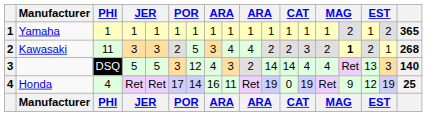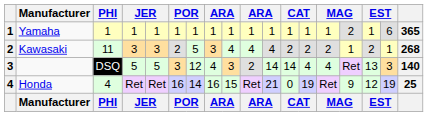(388, 31) 2 -> (389, 31) 6
(271, 48) 2 -> (272, 48) 4
(307, 48) 3 -> (308, 48) 2
(350, 48) bold -> (351, 48) normal
(177, 84) 17 -> (177, 84) 16
(231, 84) 11 -> (231, 84) 15
(271, 84) 19 -> (272, 84) 21
